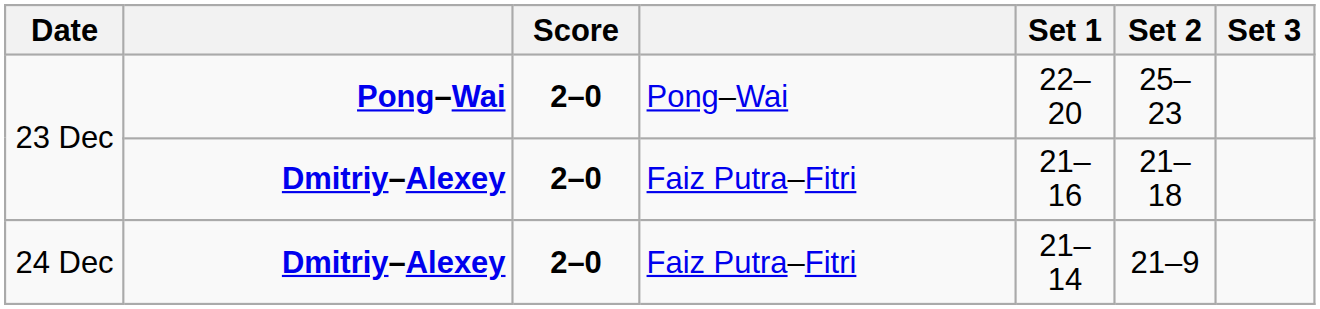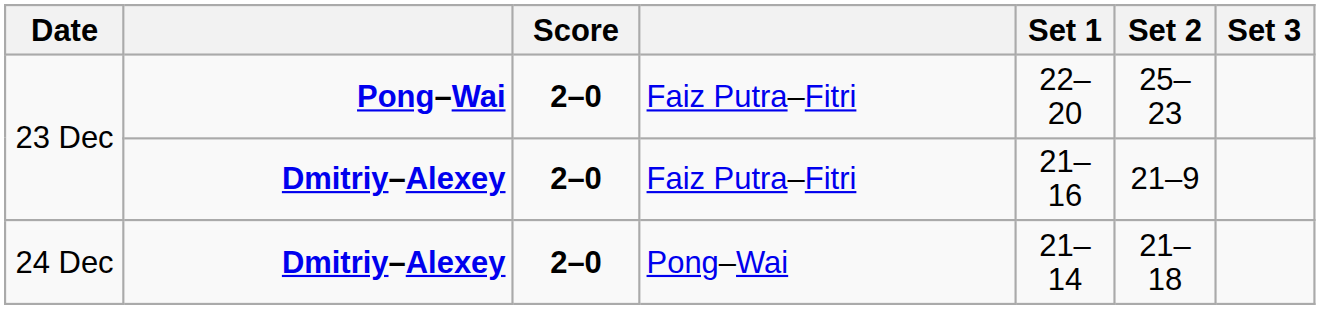(717, 96) Pong–Wai -> (751, 96) Faiz Putra–Fitri
(1165, 179) 21–18 -> (1165, 179) 21–9
(751, 263) Faiz Putra–Fitri -> (717, 263) Pong–Wai
(1165, 263) 21–9 -> (1165, 263) 21–18
